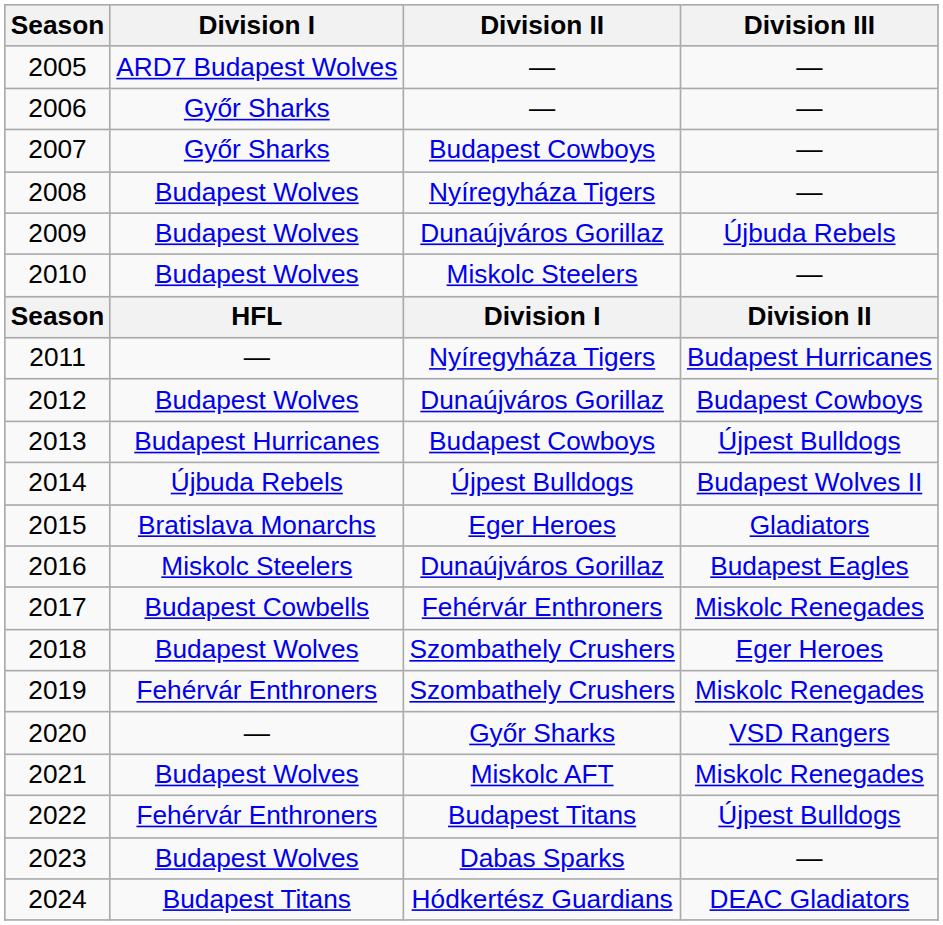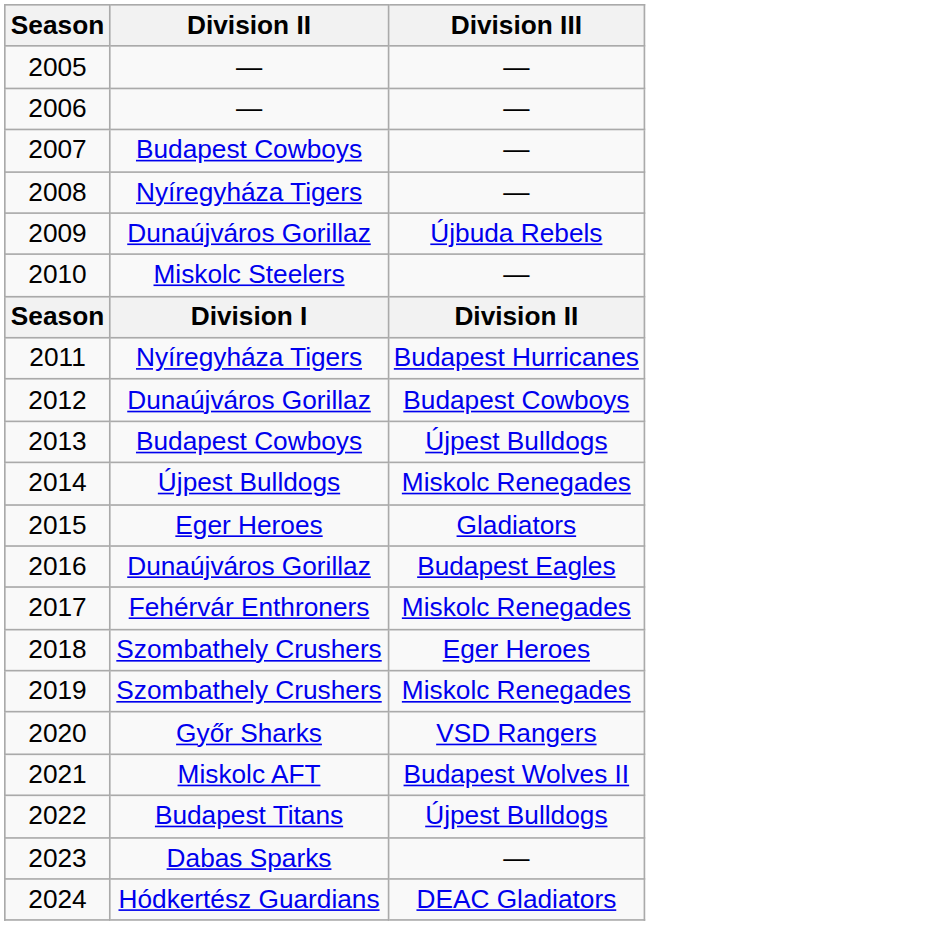- column: (257, 25)
(809, 483) Budapest Wolves II -> (516, 483) Miskolc Renegades
(809, 774) Miskolc Renegades -> (516, 774) Budapest Wolves II
